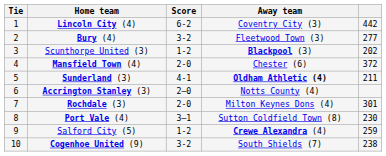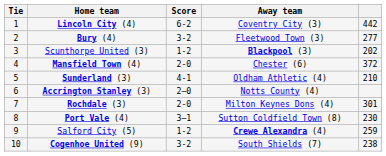(280, 78) bold -> (280, 78) normal
(370, 78) 211 -> (370, 78) 210
